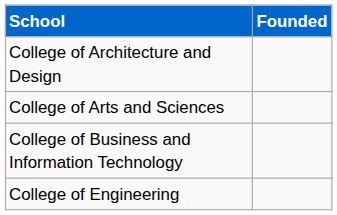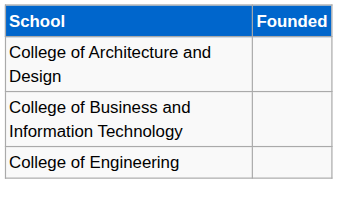- row: (117, 108)
